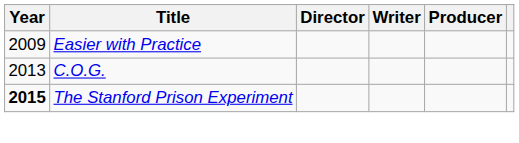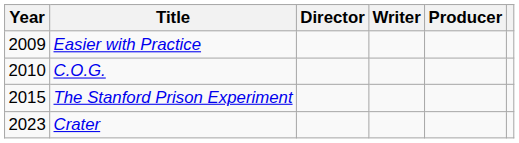(27, 71) 2013 -> (27, 71) 2010
(27, 97) bold -> (27, 97) normal
+ row: (77, 124)
